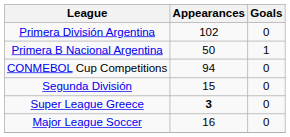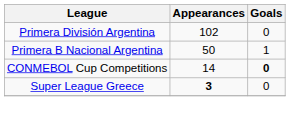(209, 68) 94 -> (209, 68) 14
(266, 68) normal -> (266, 68) bold
- row: (87, 86)
- row: (87, 123)
